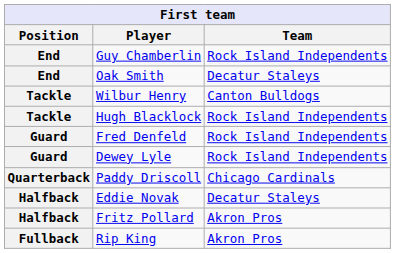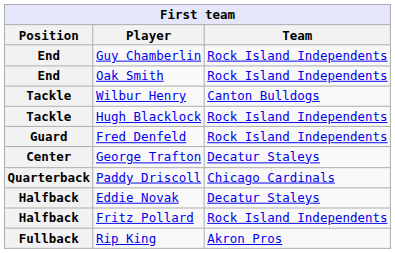(264, 76) Decatur Staleys -> (297, 76) Rock Island Independents
- row: (134, 157)
+ row: (149, 157)
(245, 218) Akron Pros -> (297, 218) Rock Island Independents
